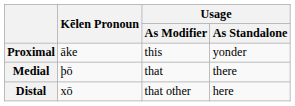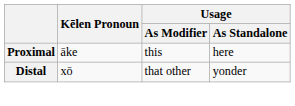(230, 52) yonder -> (223, 52) here
- row: (31, 71)
(223, 91) here -> (230, 71) yonder
